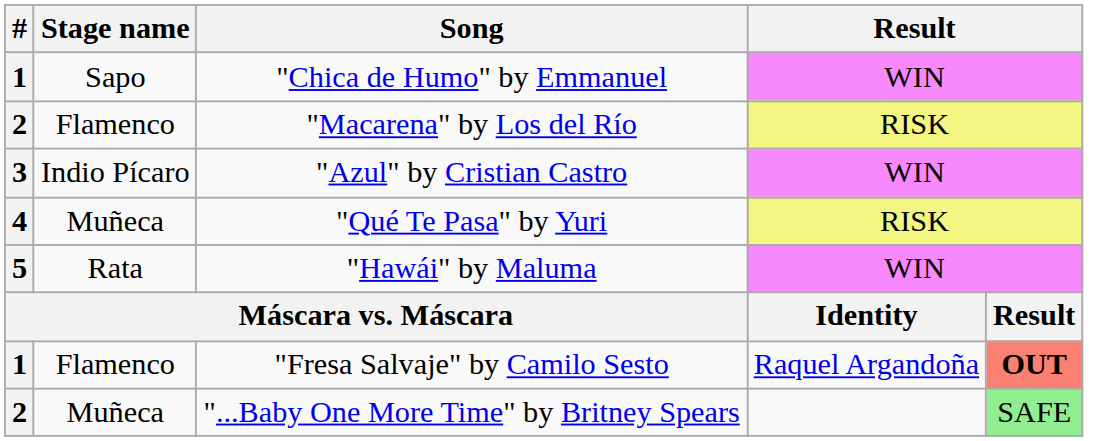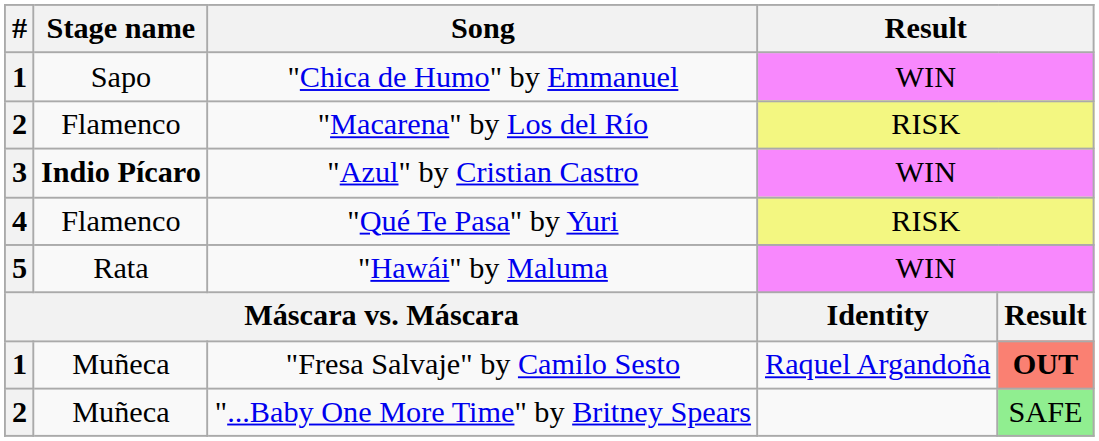(115, 172) normal -> (121, 172) bold
(115, 220) Muñeca -> (121, 220) Flamenco
(115, 364) Flamenco -> (121, 364) Muñeca
